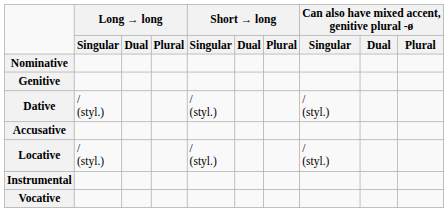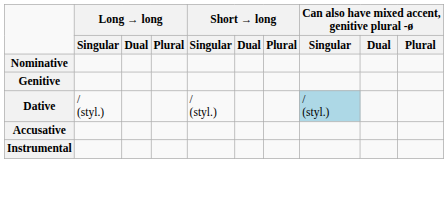(316, 106) no background -> (316, 106) lightblue background
- row: (39, 155)
- row: (39, 198)
